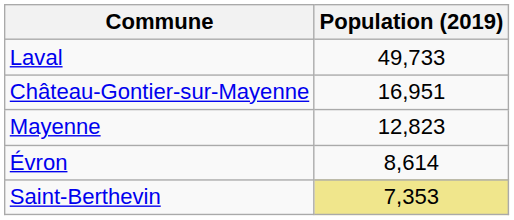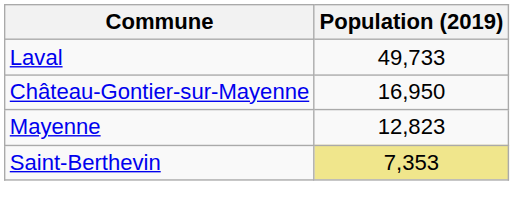(411, 92) 16,951 -> (411, 92) 16,950
- row: (39, 162)
